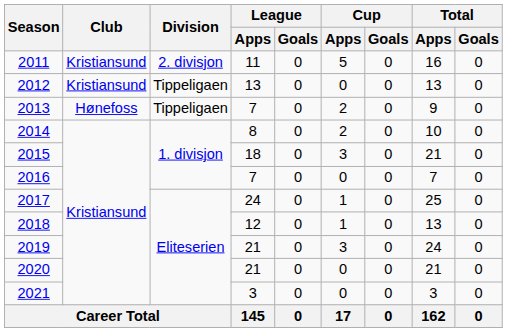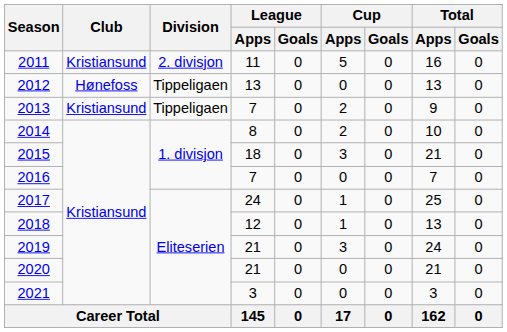(106, 85) Kristiansund -> (106, 85) Hønefoss
(106, 108) Hønefoss -> (106, 108) Kristiansund
